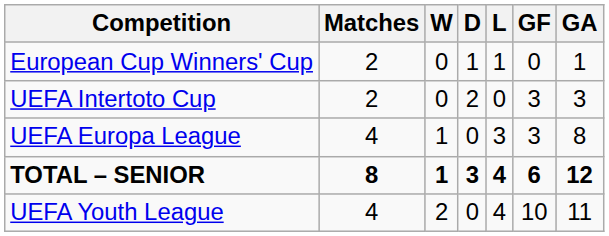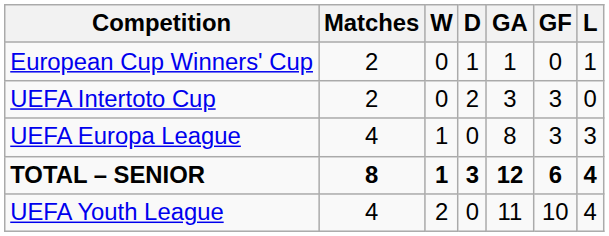columns swapped: (499, 23) <-> (580, 23)
